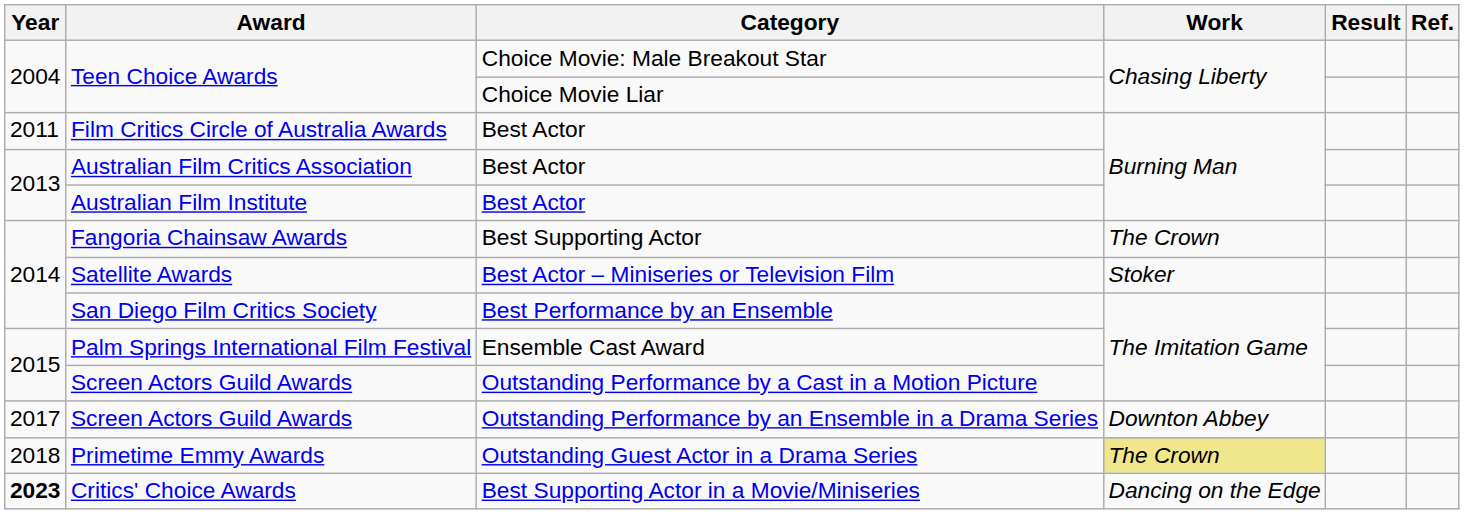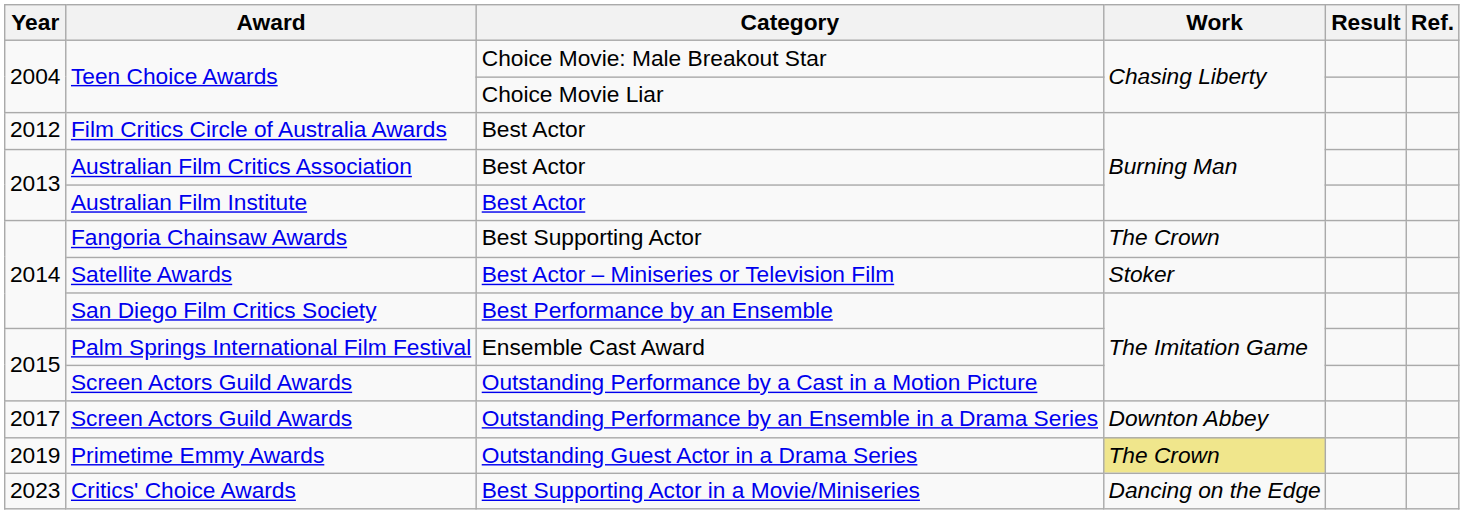(34, 130) 2011 -> (35, 130) 2012
(35, 454) 2018 -> (35, 454) 2019
(35, 490) bold -> (35, 490) normal
